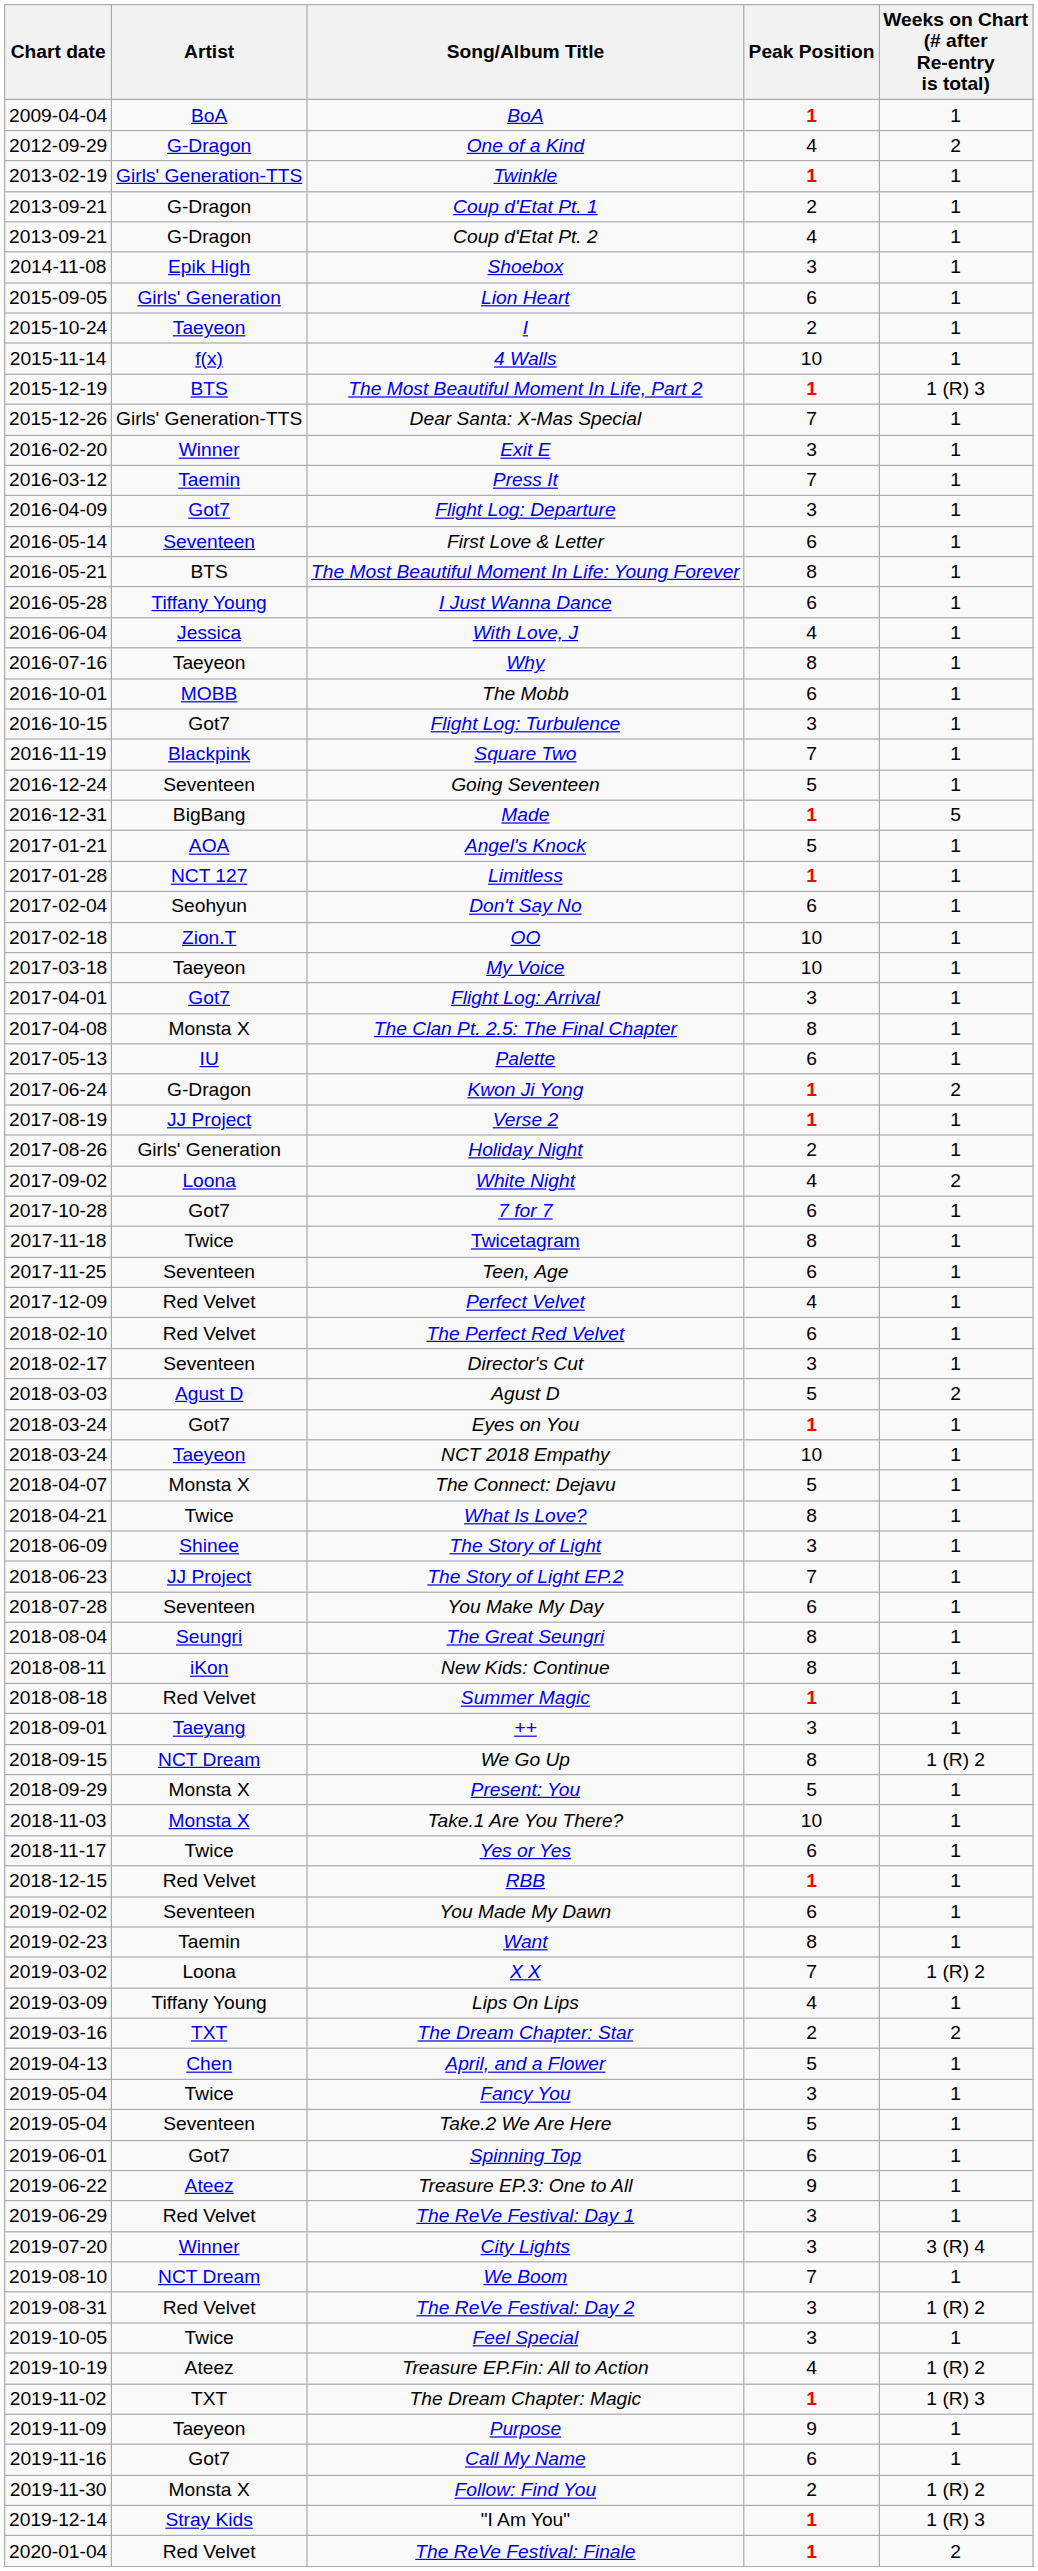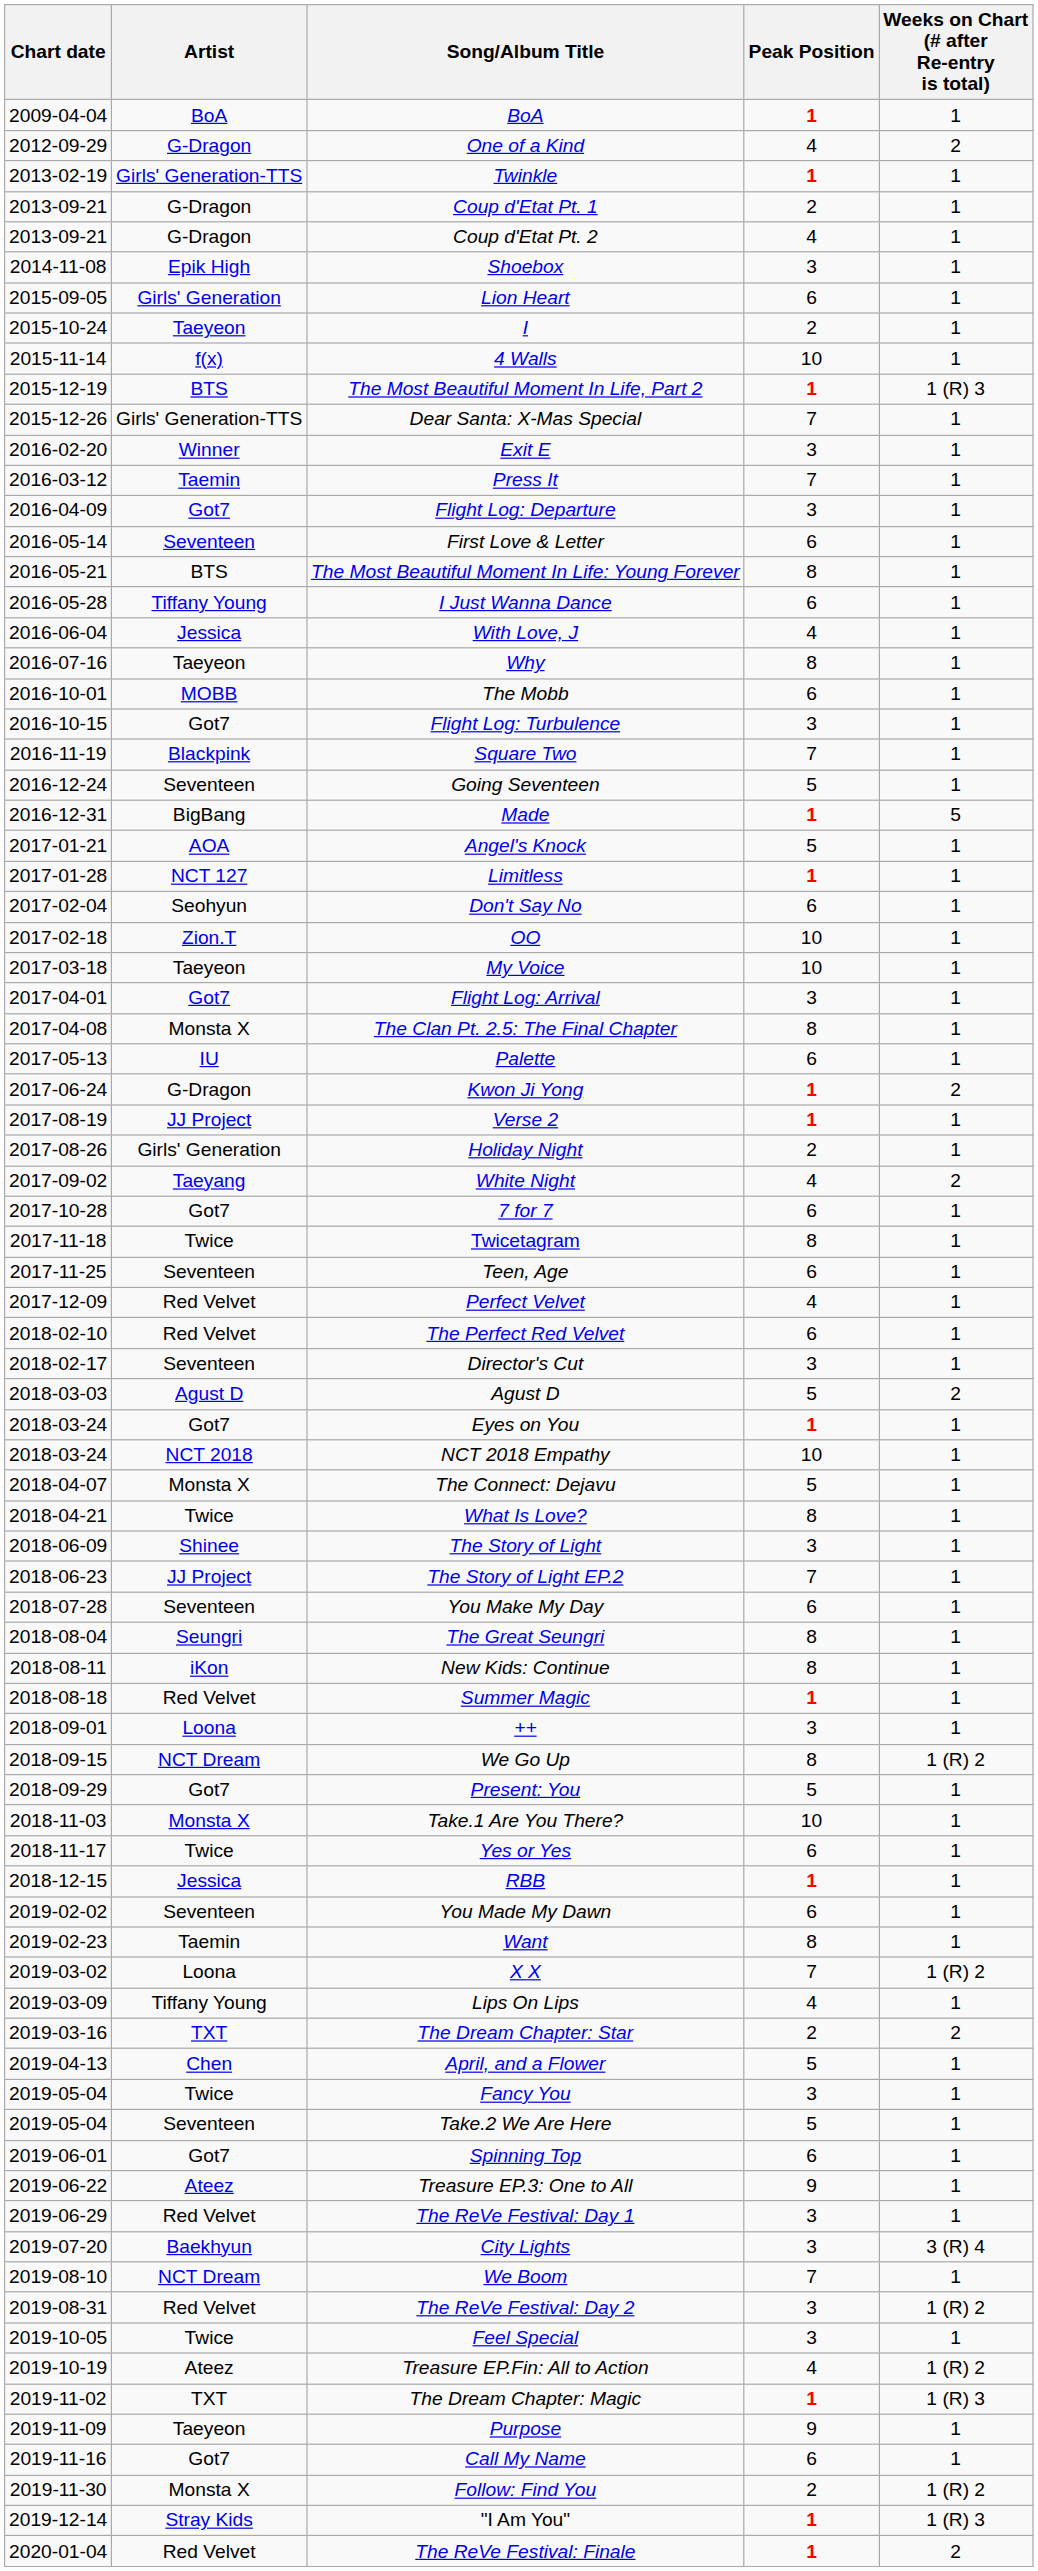(209, 1180) Loona -> (209, 1180) Taeyang
(209, 1454) Taeyeon -> (209, 1454) NCT 2018
(209, 1728) Taeyang -> (209, 1728) Loona
(209, 1789) Monsta X -> (209, 1789) Got7
(209, 1881) Red Velvet -> (209, 1881) Jessica
(209, 2246) Winner -> (209, 2246) Baekhyun
